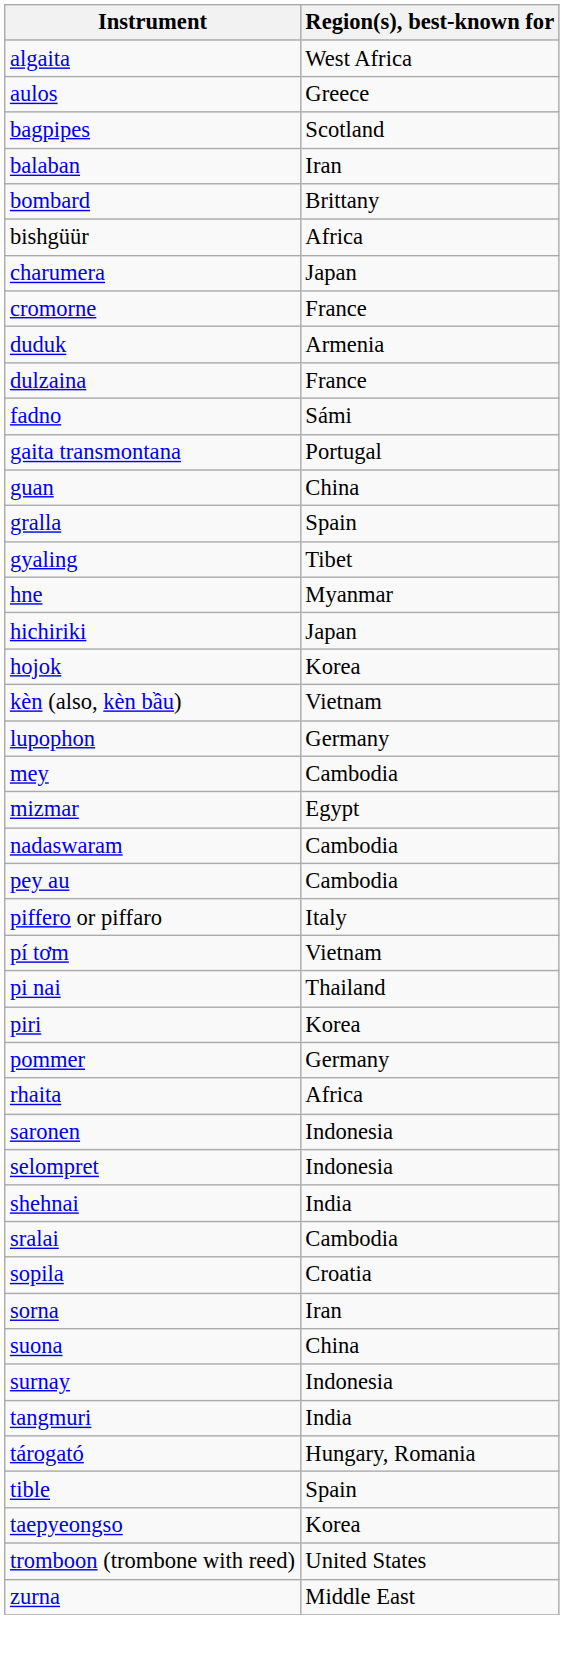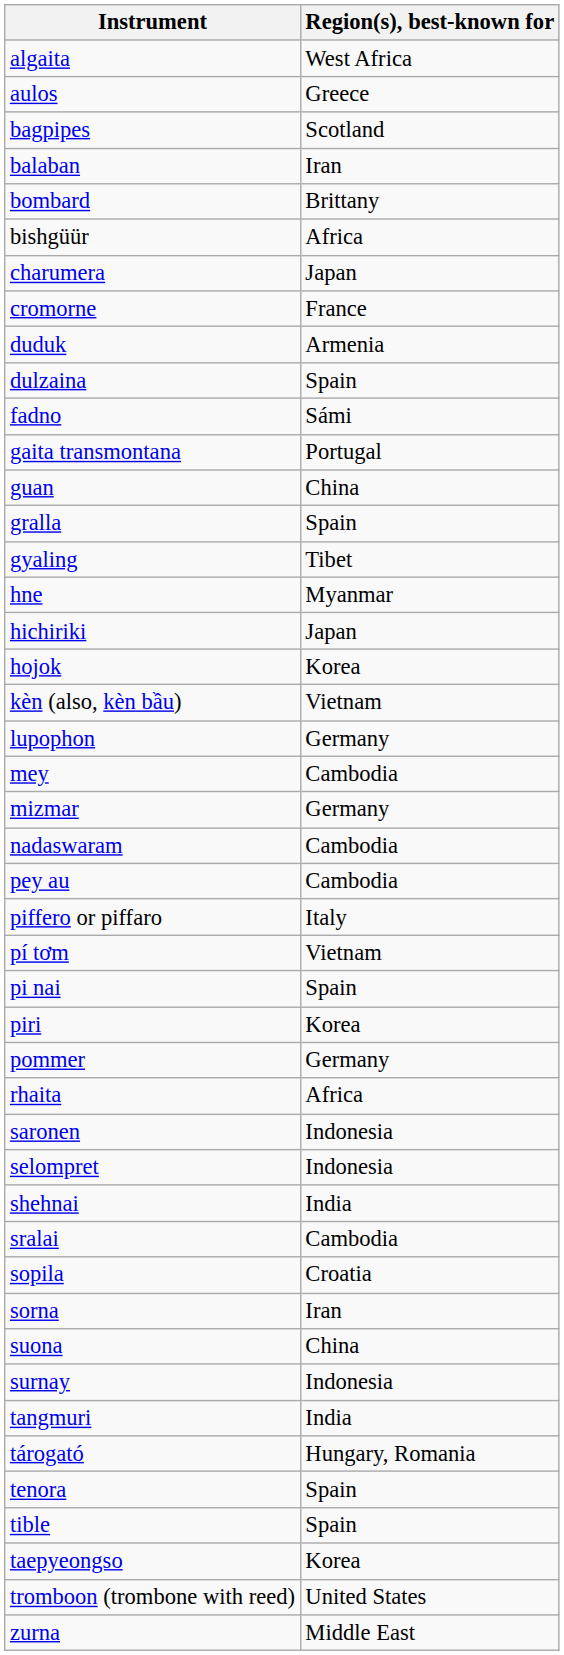(336, 380) France -> (331, 380) Spain
(332, 809) Egypt -> (347, 809) Germany
(345, 988) Thailand -> (331, 988) Spain
+ row: (38, 1489)
